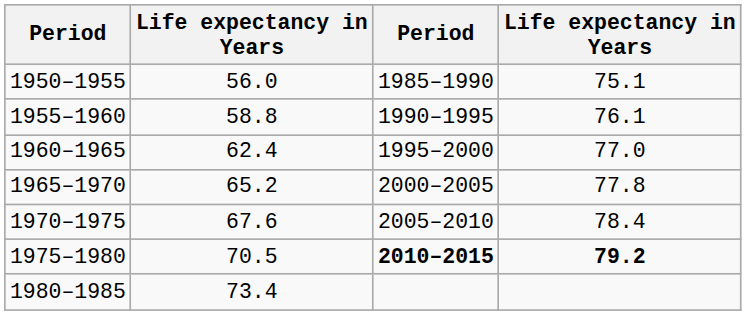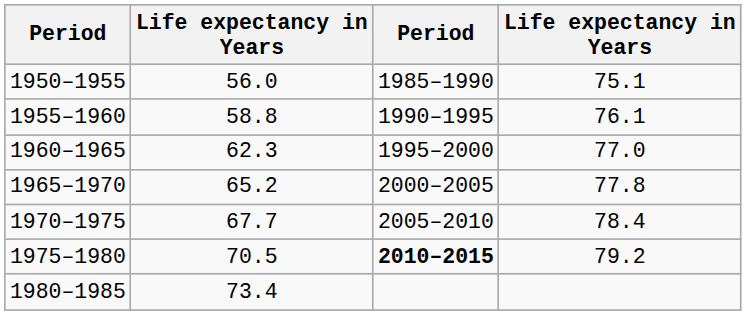(252, 152) 62.4 -> (252, 152) 62.3
(252, 222) 67.6 -> (252, 222) 67.7
(620, 257) bold -> (620, 257) normal
